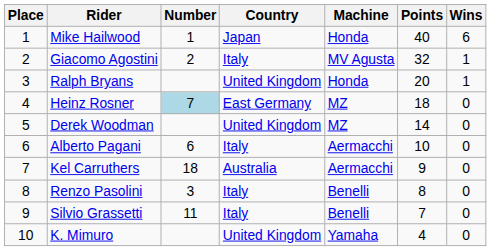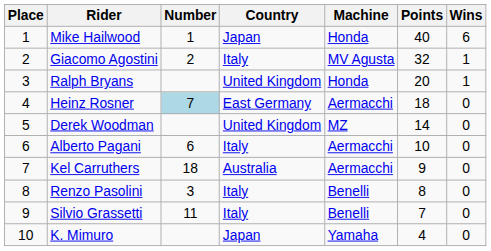(338, 103) MZ -> (360, 103) Aermacchi
(272, 235) United Kingdom -> (242, 235) Japan
